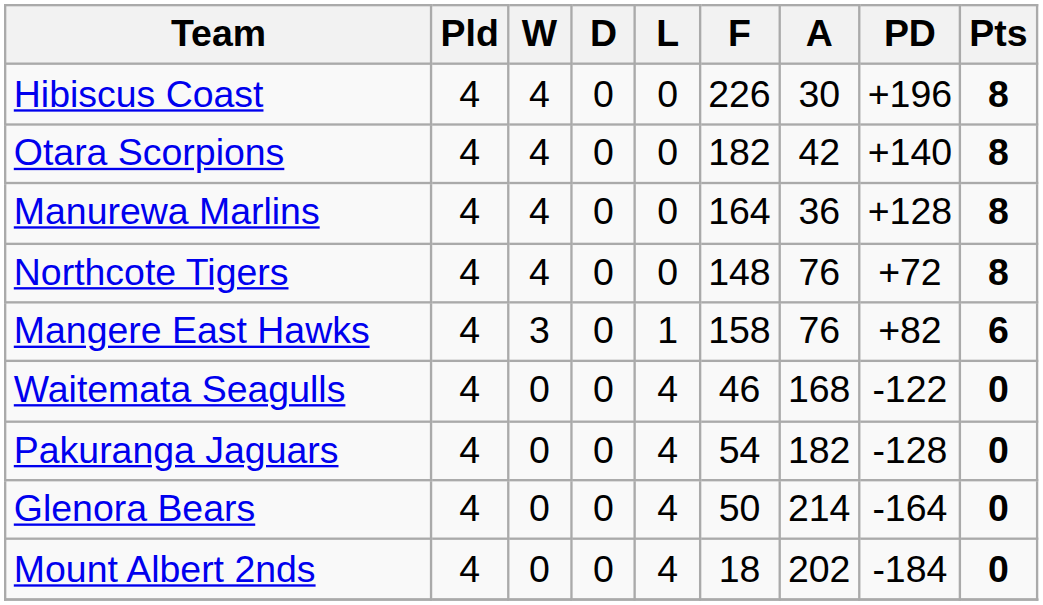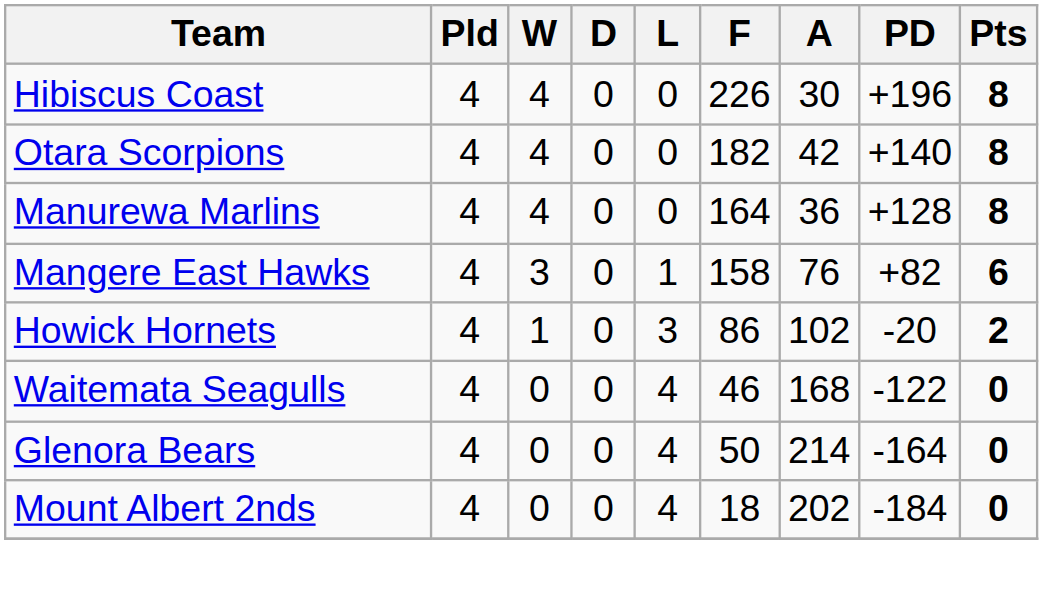- row: (151, 271)
+ row: (145, 331)
- row: (176, 449)
